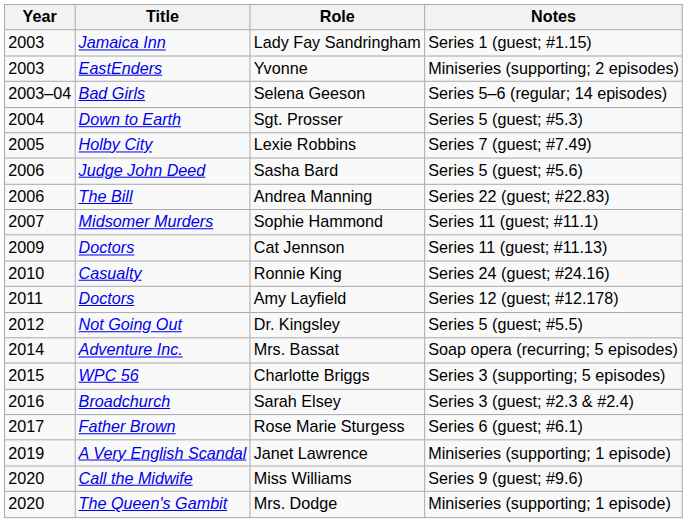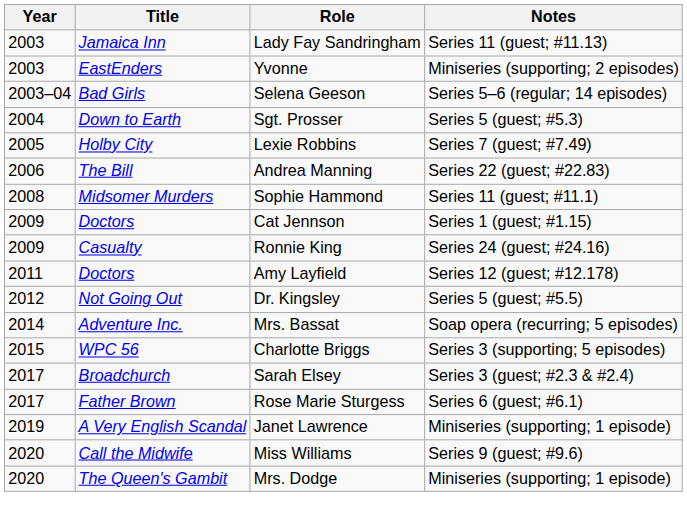(510, 42) Series 1 (guest; #1.15) -> (518, 42) Series 11 (guest; #11.13)
- row: (296, 171)
(26, 222) 2007 -> (26, 196) 2008
(518, 247) Series 11 (guest; #11.13) -> (510, 222) Series 1 (guest; #1.15)
(26, 273) 2010 -> (26, 247) 2009
(26, 401) 2016 -> (26, 376) 2017
